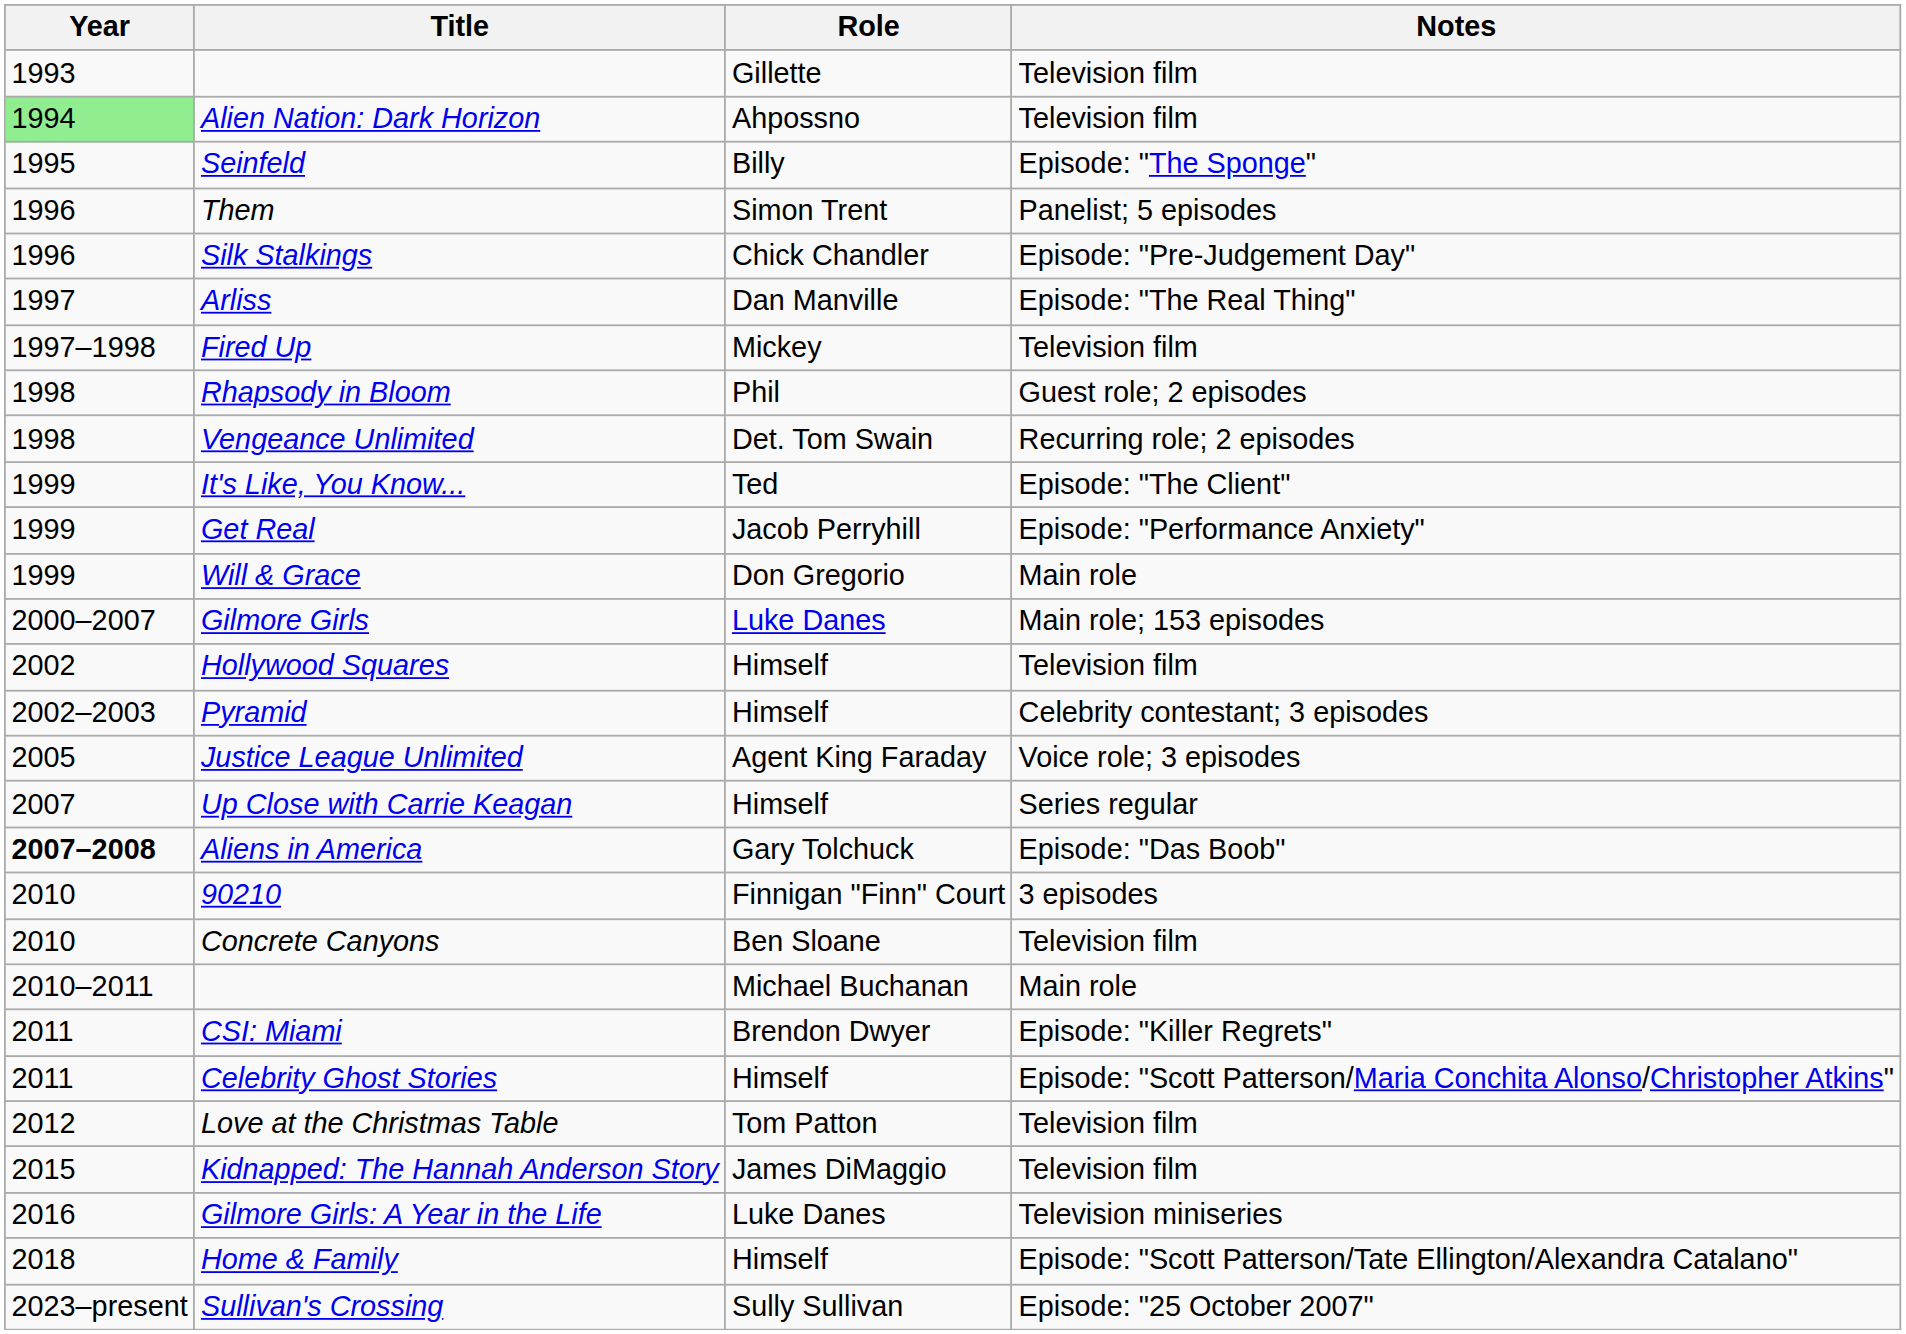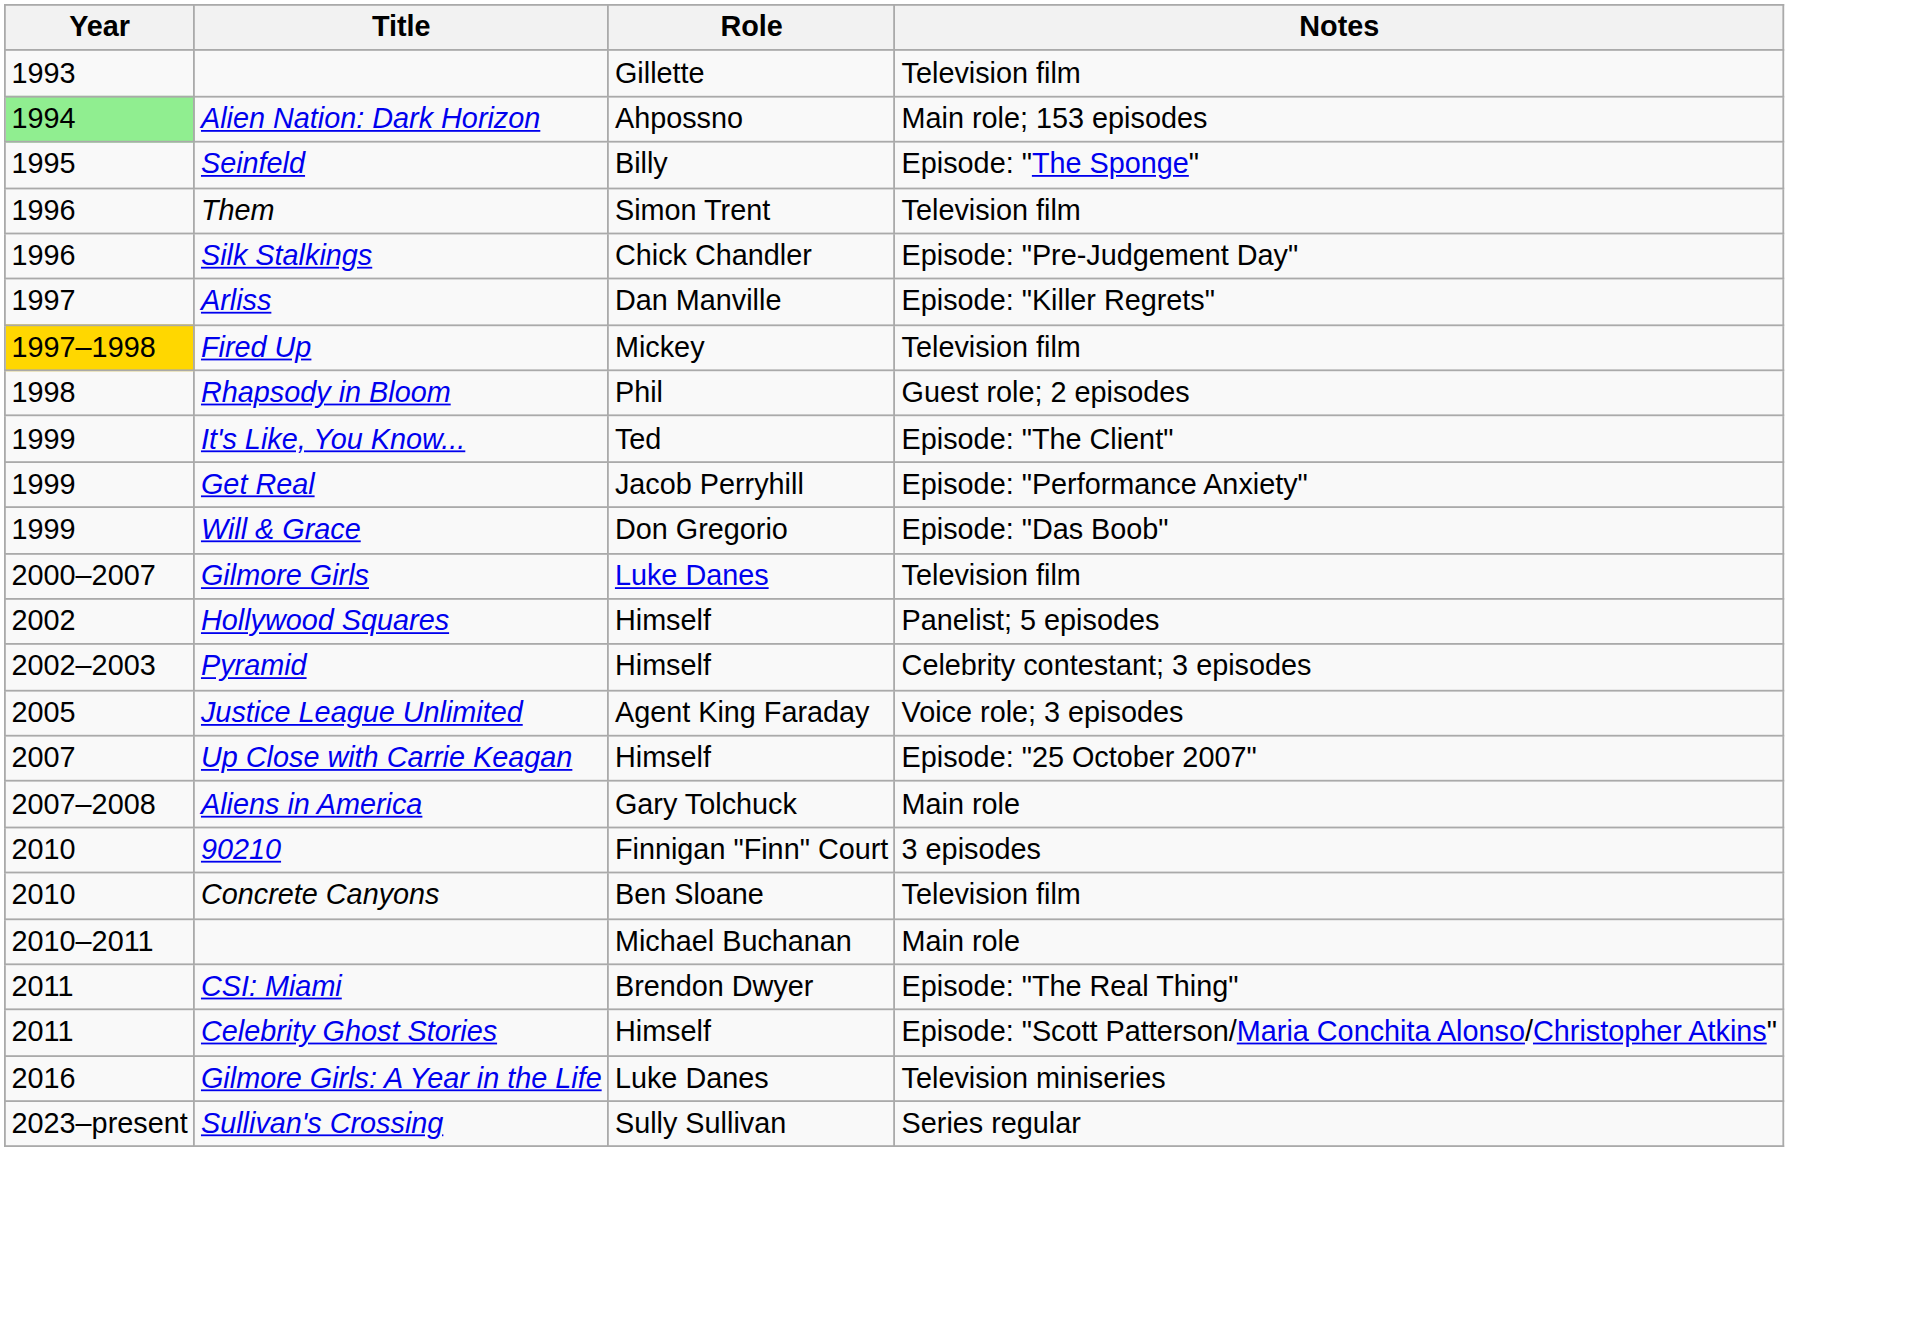(1108, 118) Television film -> (1054, 118) Main role; 153 episodes
(1147, 210) Panelist; 5 episodes -> (991, 210) Television film
(1187, 301) Episode: "The Real Thing" -> (1058, 301) Episode: "Killer Regrets"
(84, 347) no background -> (84, 347) gold background
- row: (337, 438)
(1078, 575) Main role -> (1035, 529) Episode: "Das Boob"
(1171, 621) Main role; 153 episodes -> (991, 575) Television film
(1108, 666) Television film -> (1030, 621) Panelist; 5 episodes
(1108, 803) Series regular -> (1079, 758) Episode: "25 October 2007"
(84, 849) bold -> (84, 803) normal
(1152, 849) Episode: "Das Boob" -> (961, 803) Main role
(1175, 1032) Episode: "Killer Regrets" -> (1070, 986) Episode: "The Real Thing"
- row: (380, 1123)
- row: (460, 1169)
- row: (299, 1260)
(1196, 1306) Episode: "25 October 2007" -> (991, 1123) Series regular
